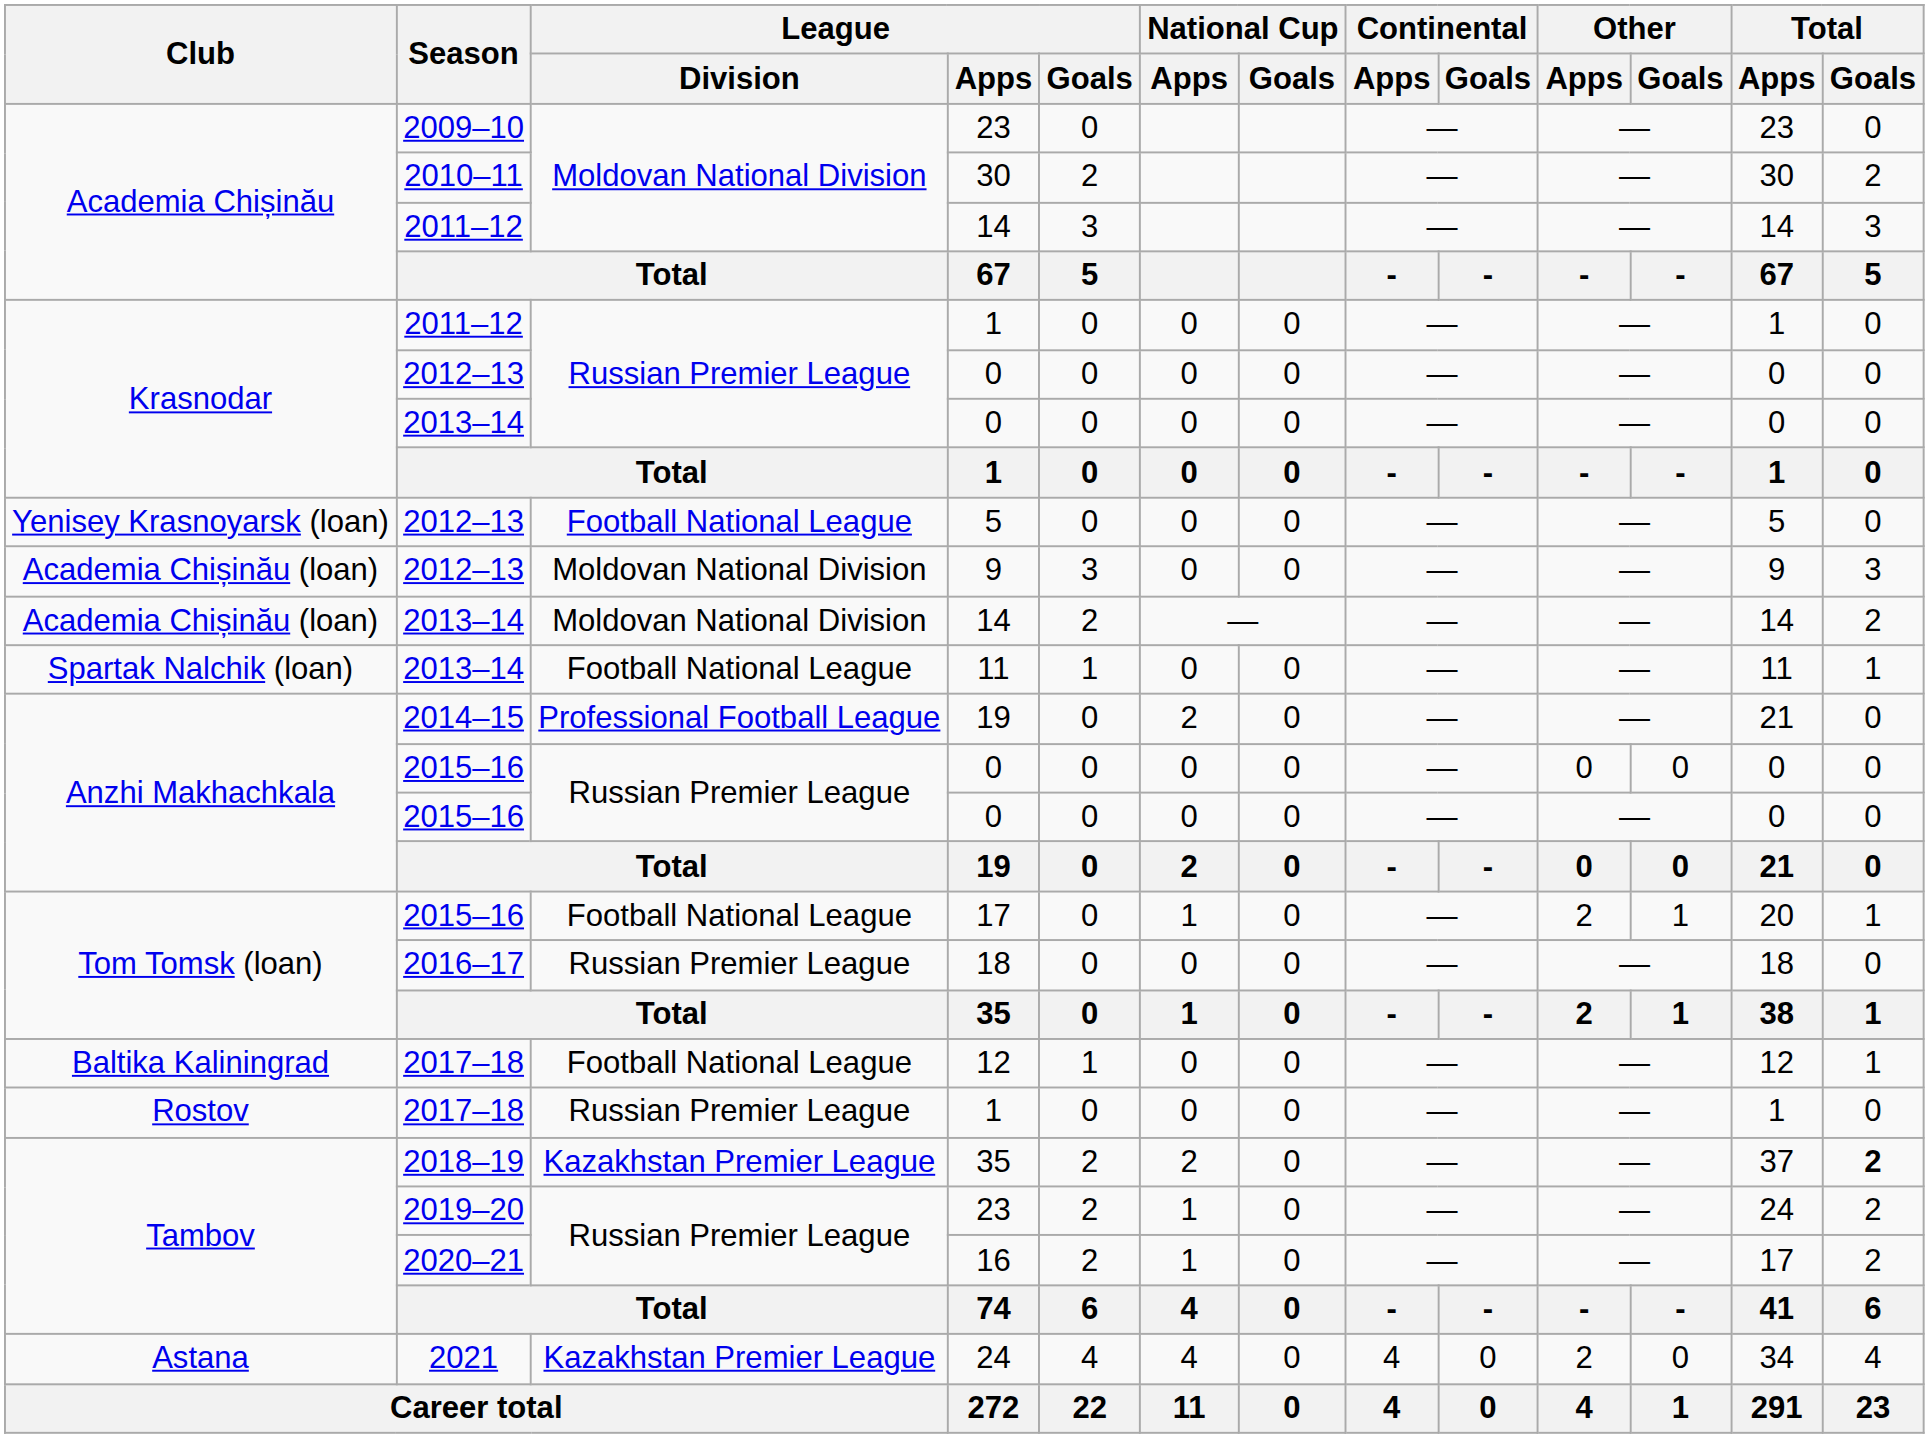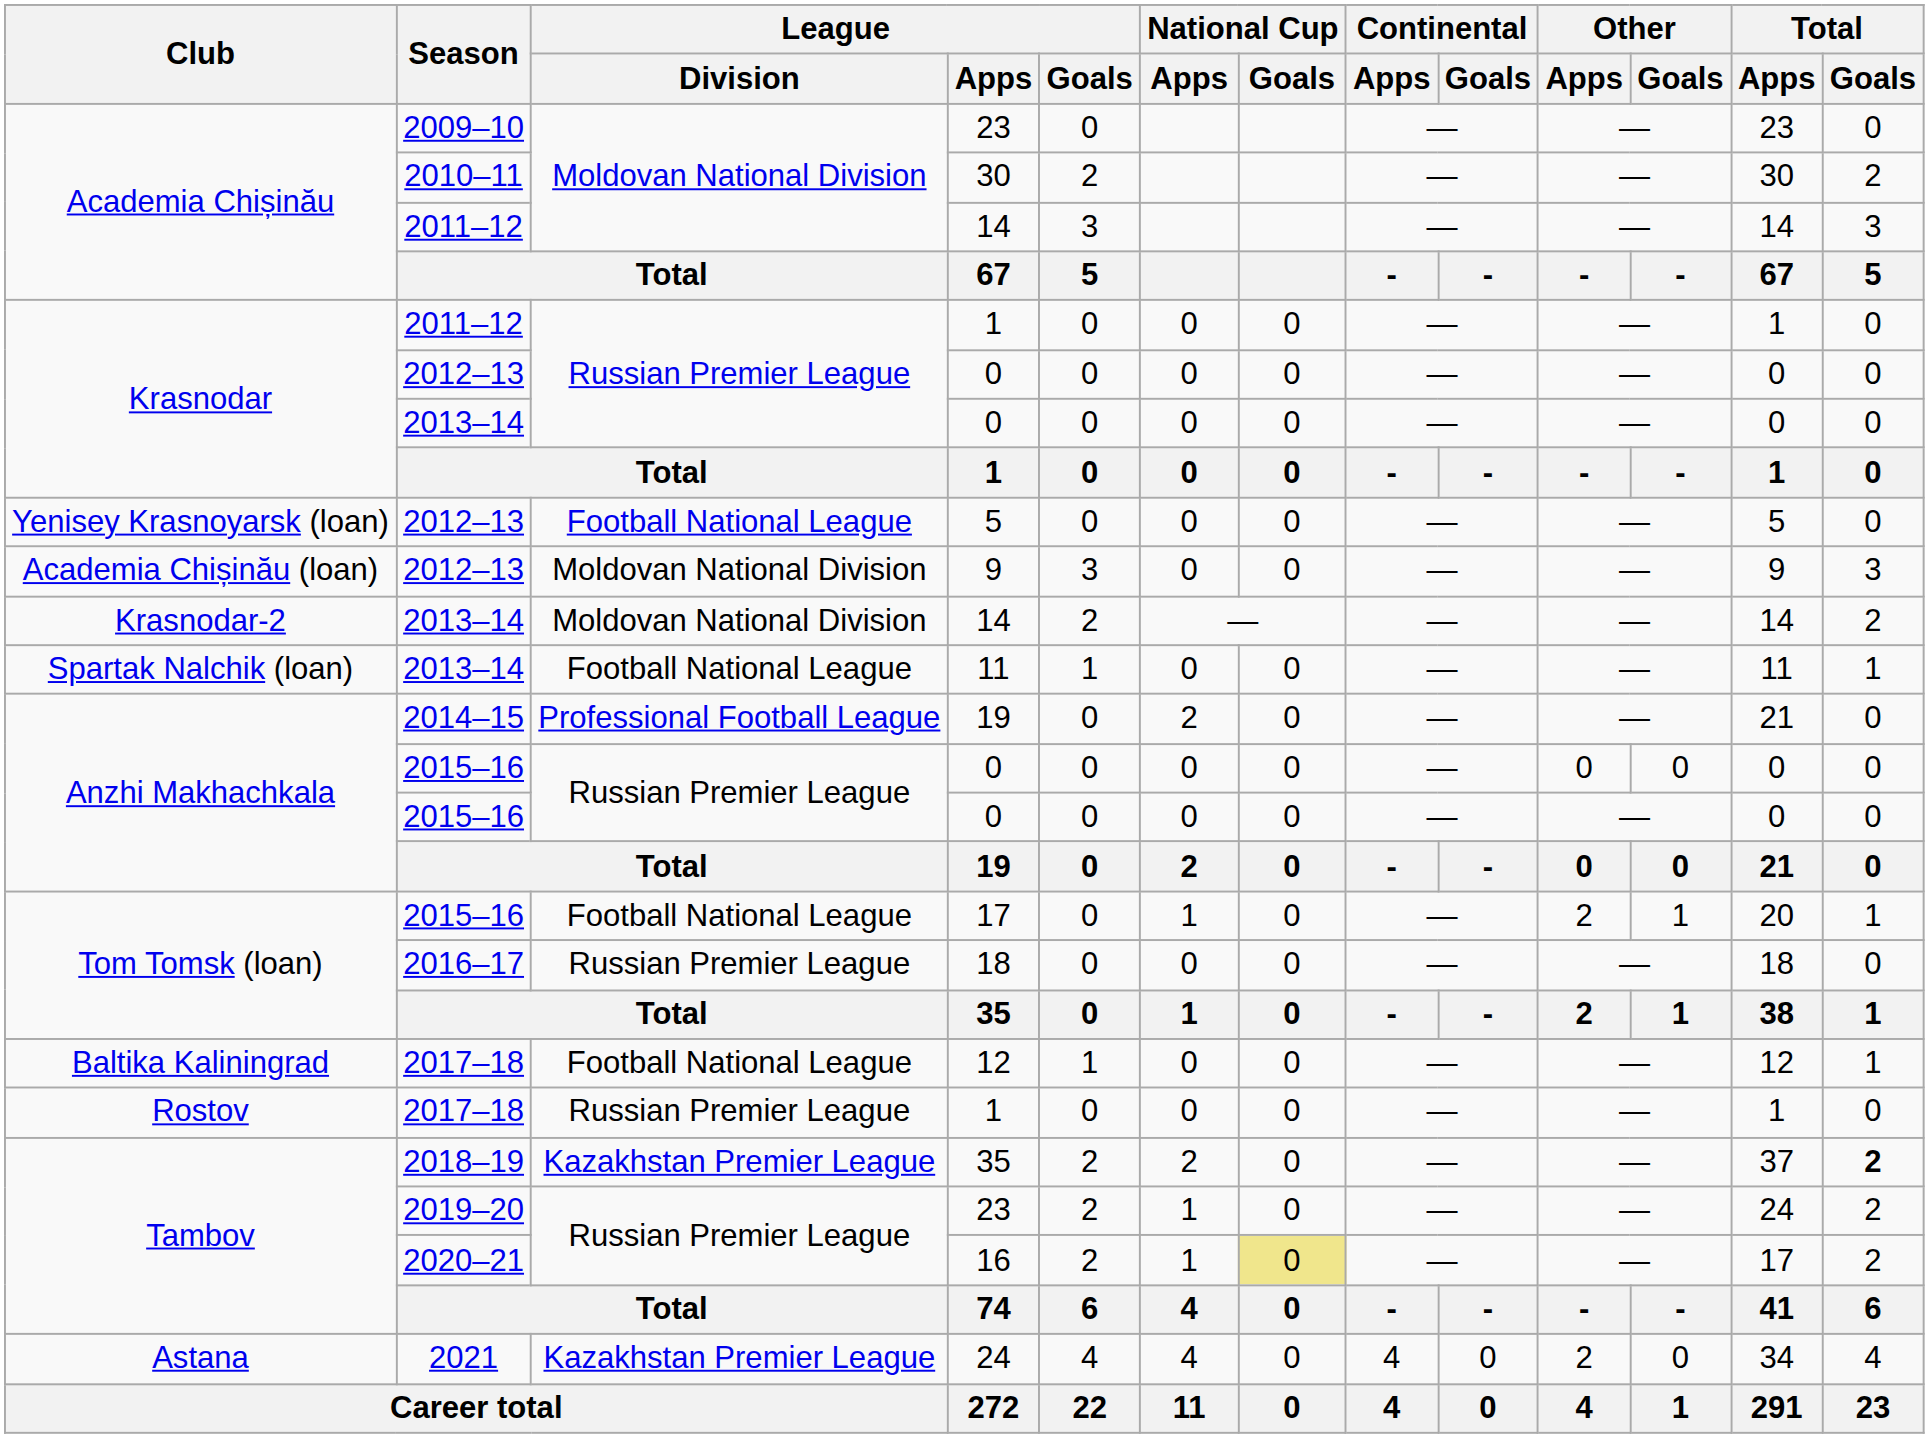(200, 619) Academia Chișinău (loan) -> (200, 619) Krasnodar-2
(1292, 1259) no background -> (1292, 1259) khaki background
